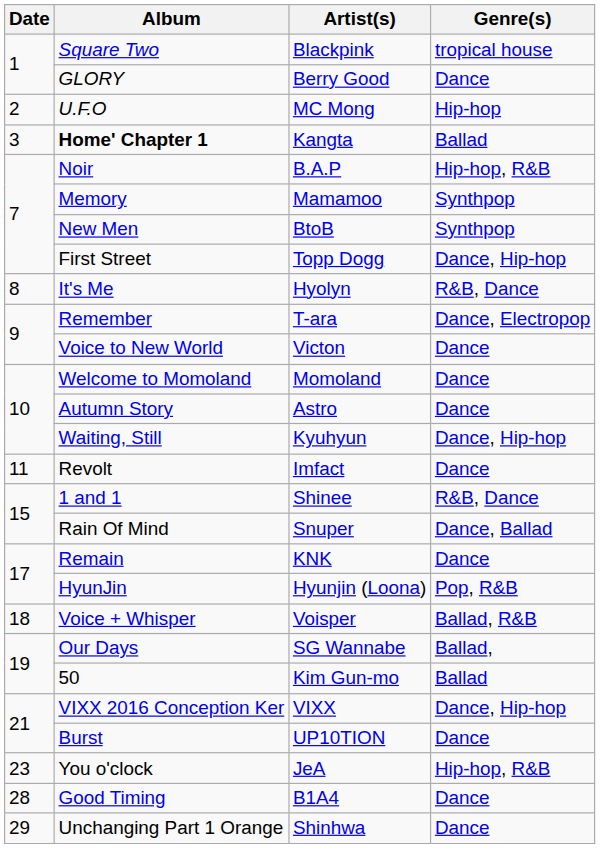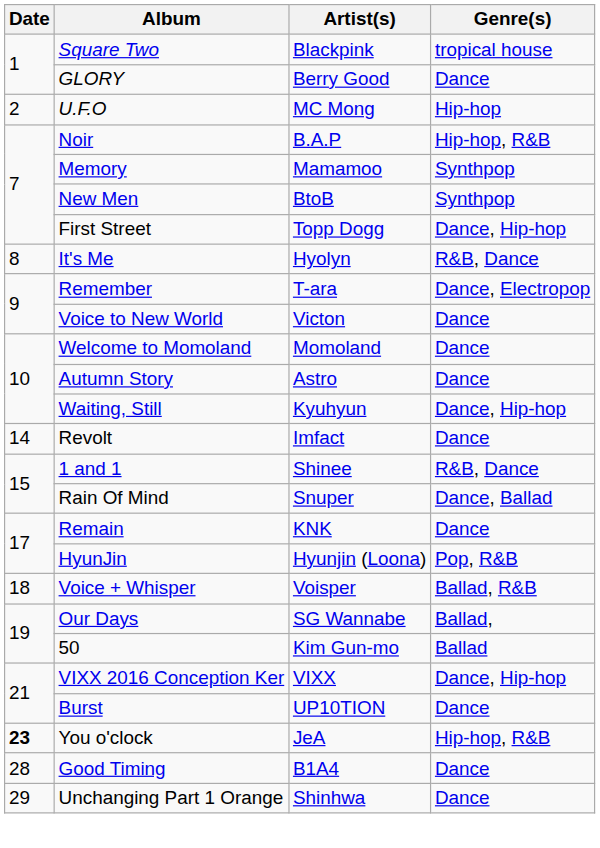- row: (133, 139)
(19, 468) 11 -> (19, 438) 14
(19, 768) normal -> (19, 738) bold
